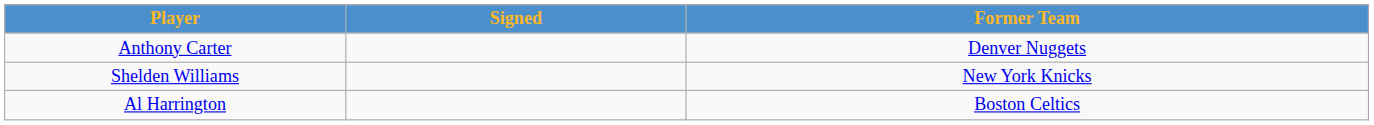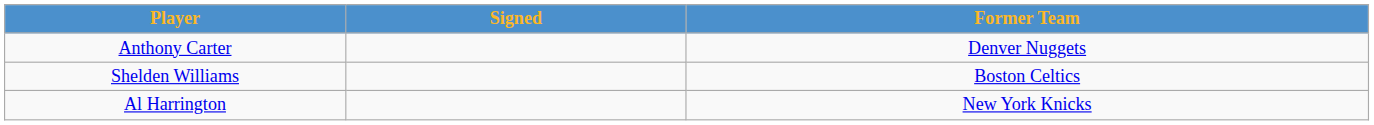(1027, 76) New York Knicks -> (1027, 76) Boston Celtics
(1027, 104) Boston Celtics -> (1027, 104) New York Knicks
